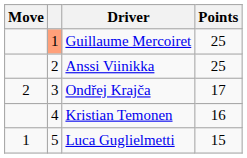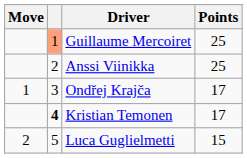(26, 90) 2 -> (26, 90) 1
(55, 115) normal -> (55, 115) bold
(218, 115) 16 -> (218, 115) 17
(26, 139) 1 -> (26, 139) 2
